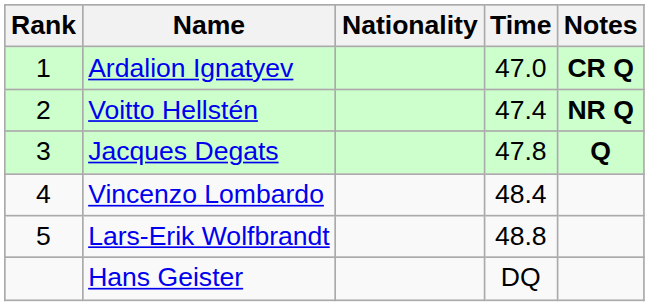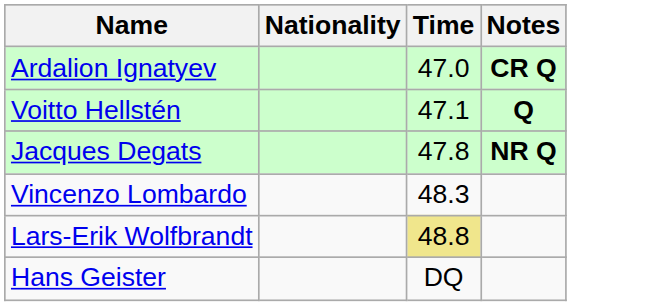- column: (43, 25)
(521, 109) 47.4 -> (444, 109) 47.1
(601, 109) NR Q -> (523, 109) Q
(601, 151) Q -> (523, 151) NR Q
(521, 194) 48.4 -> (444, 194) 48.3
(521, 236) no background -> (444, 236) khaki background
